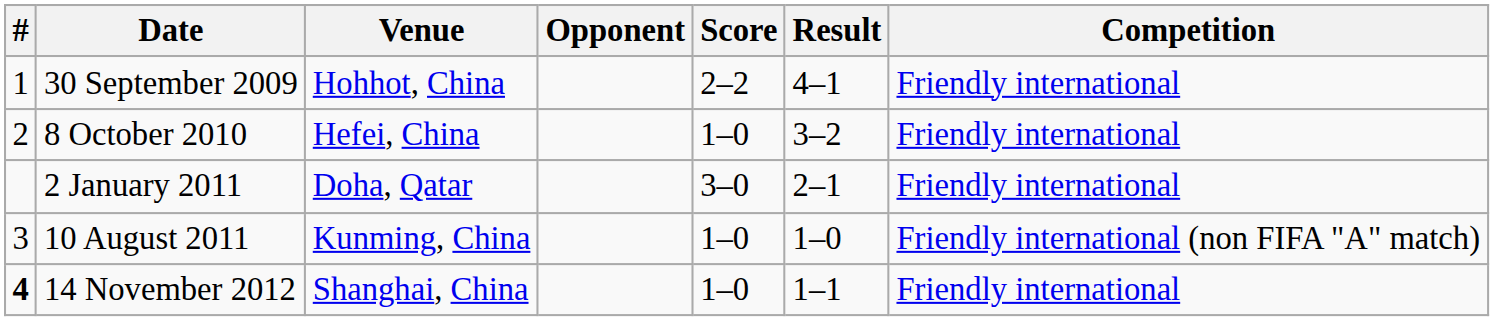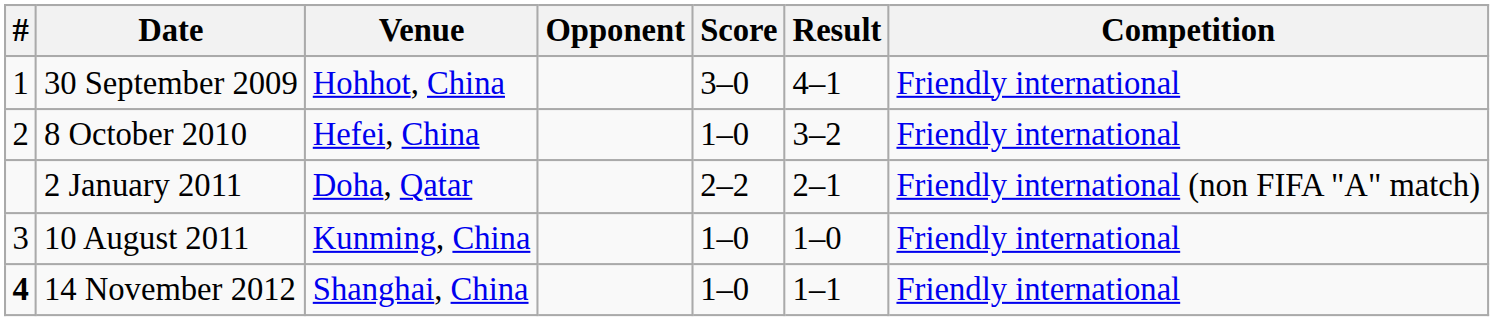(725, 82) 2–2 -> (725, 82) 3–0
(725, 185) 3–0 -> (725, 185) 2–2
(1038, 185) Friendly international -> (1188, 185) Friendly international (non FIFA "A" match)
(1188, 237) Friendly international (non FIFA "A" match) -> (1038, 237) Friendly international
